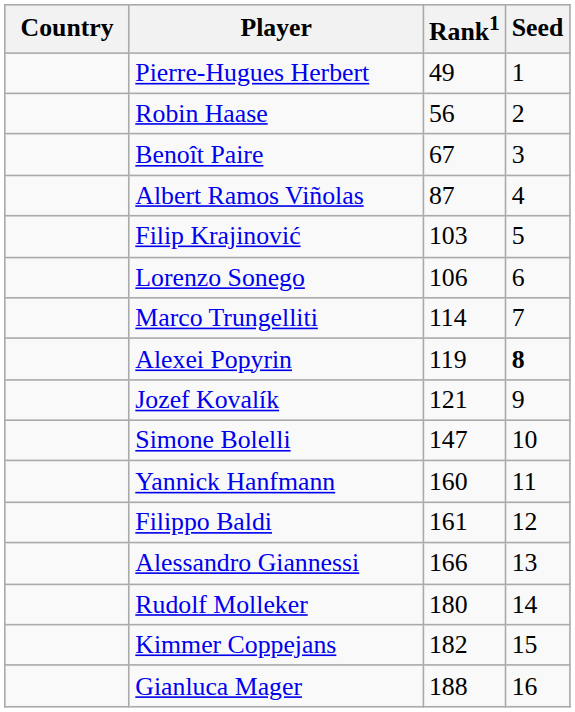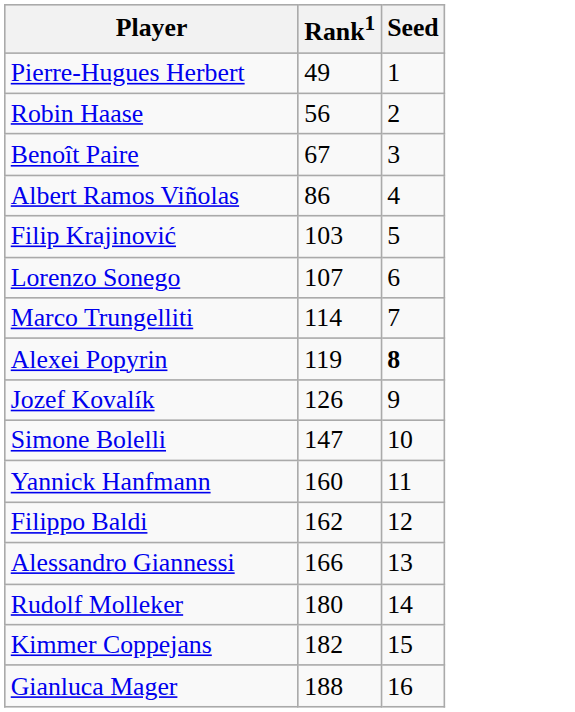- column: (67, 28)
(442, 195) 87 -> (317, 195) 86
(448, 277) 106 -> (324, 277) 107
(448, 399) 121 -> (324, 399) 126
(448, 522) 161 -> (324, 522) 162
